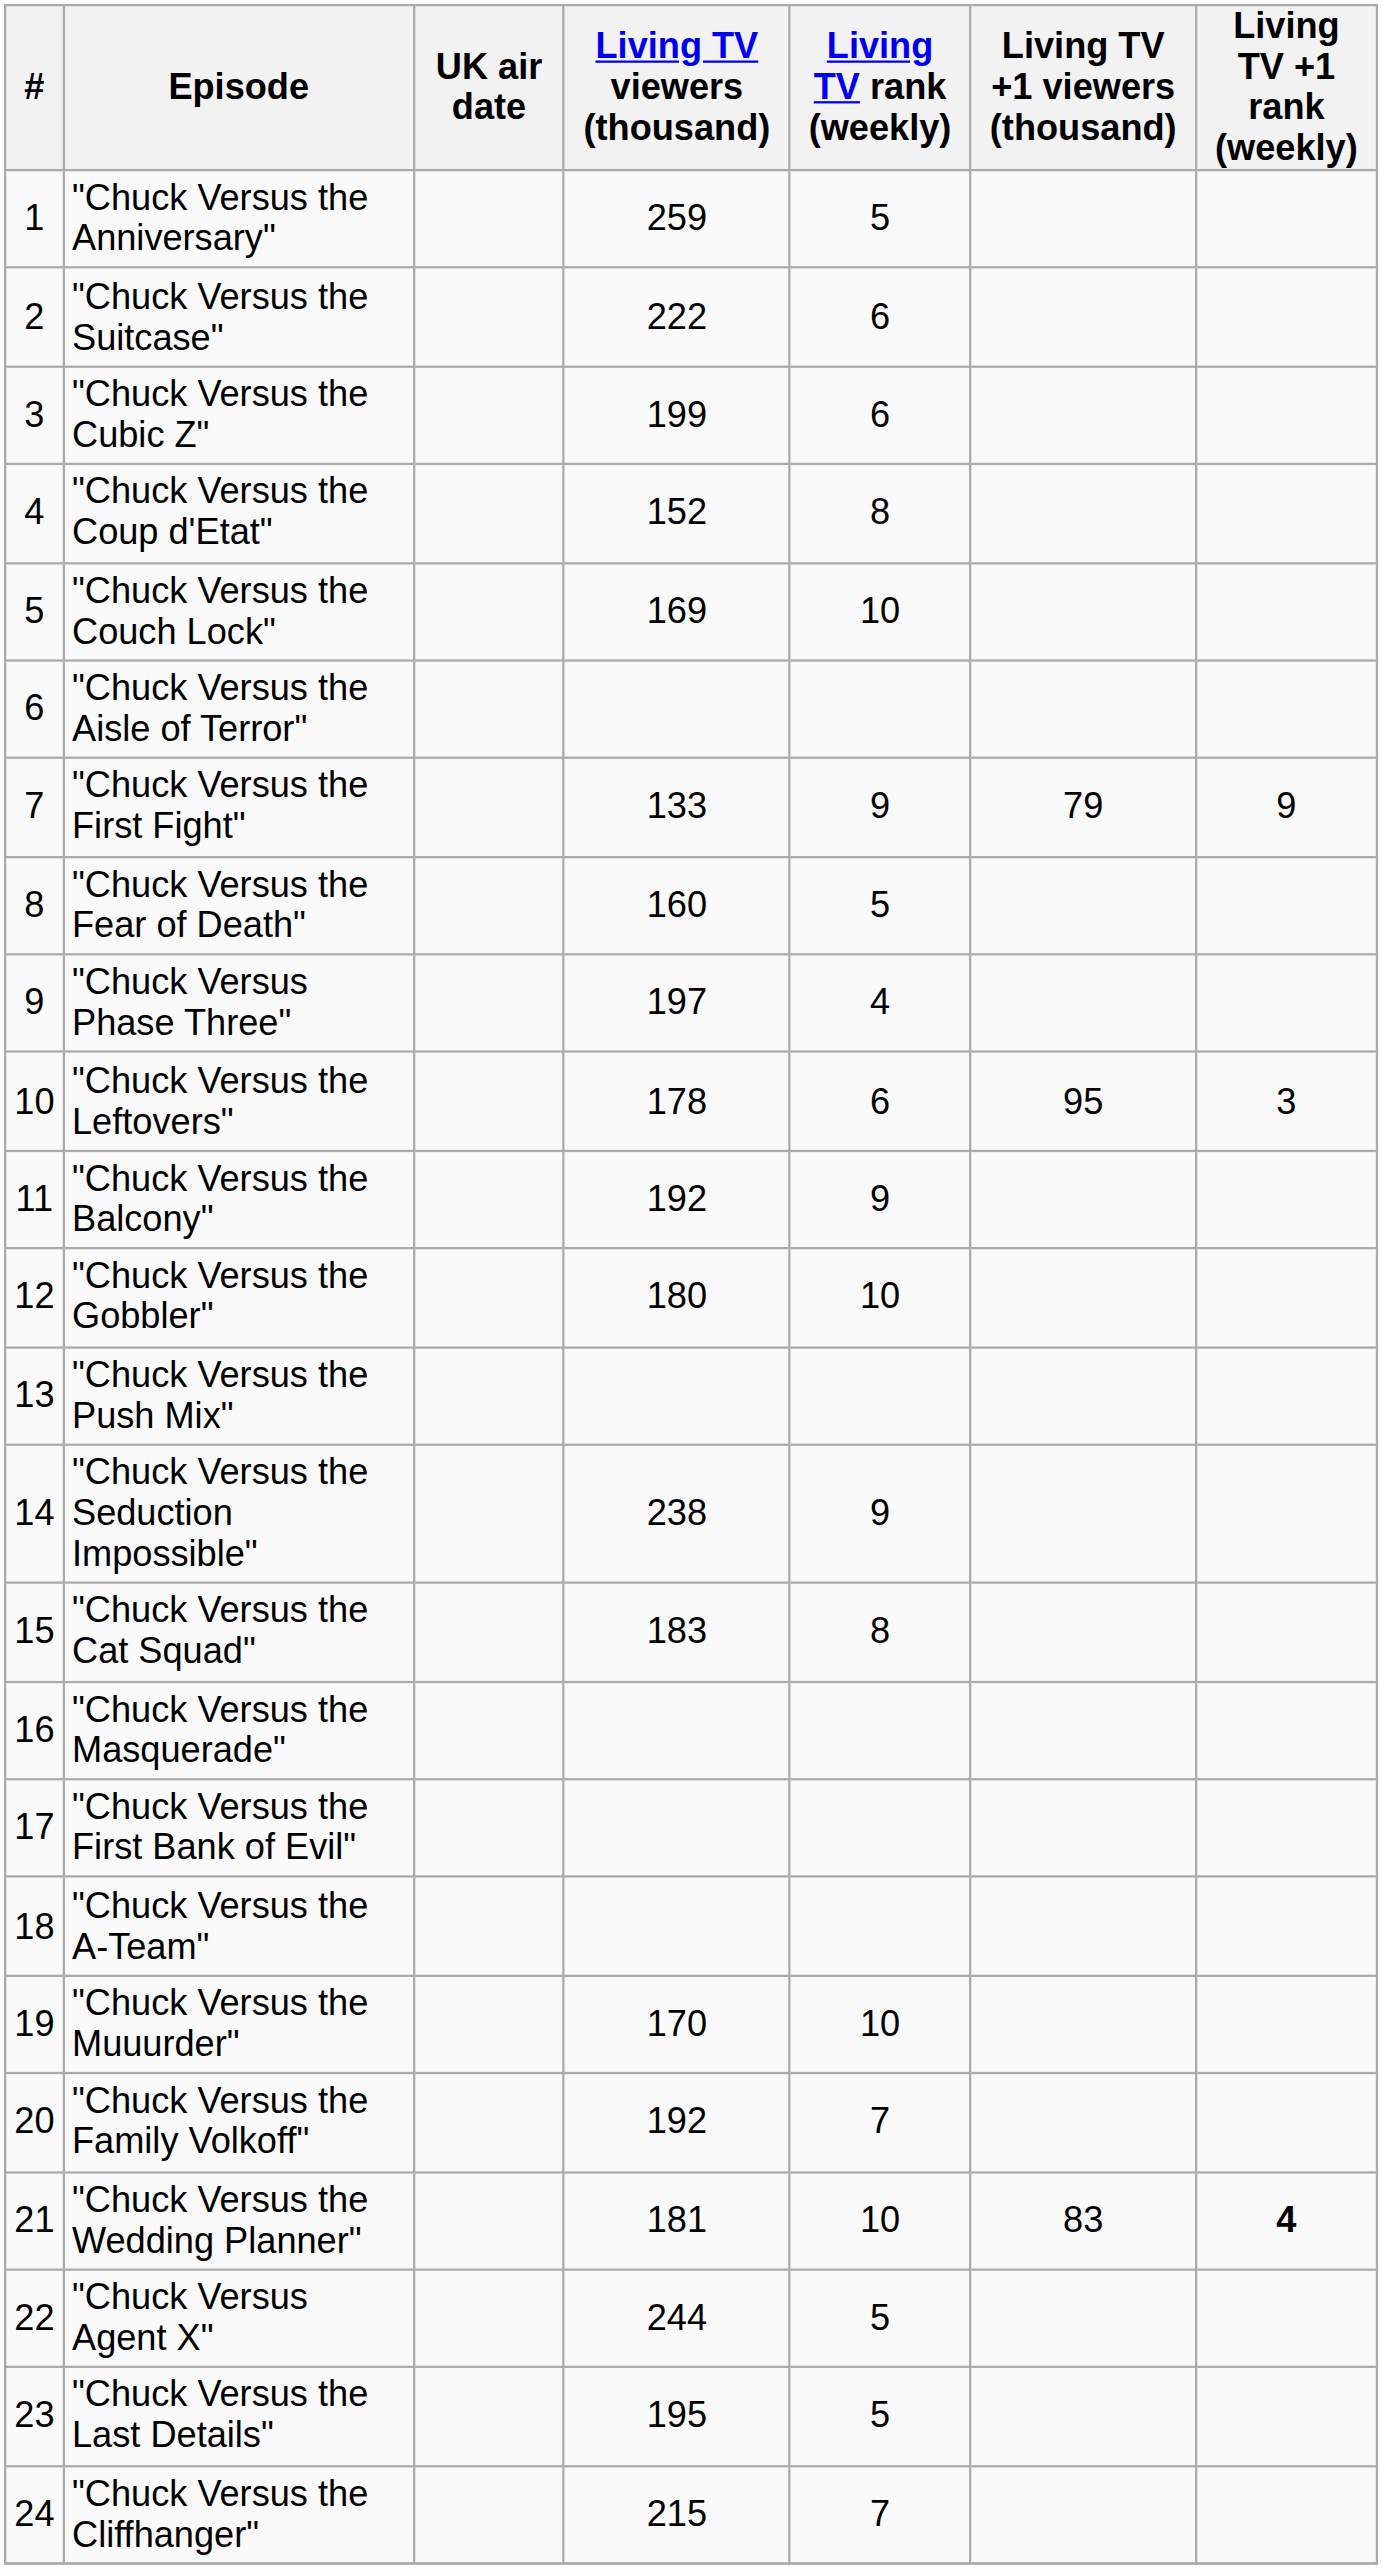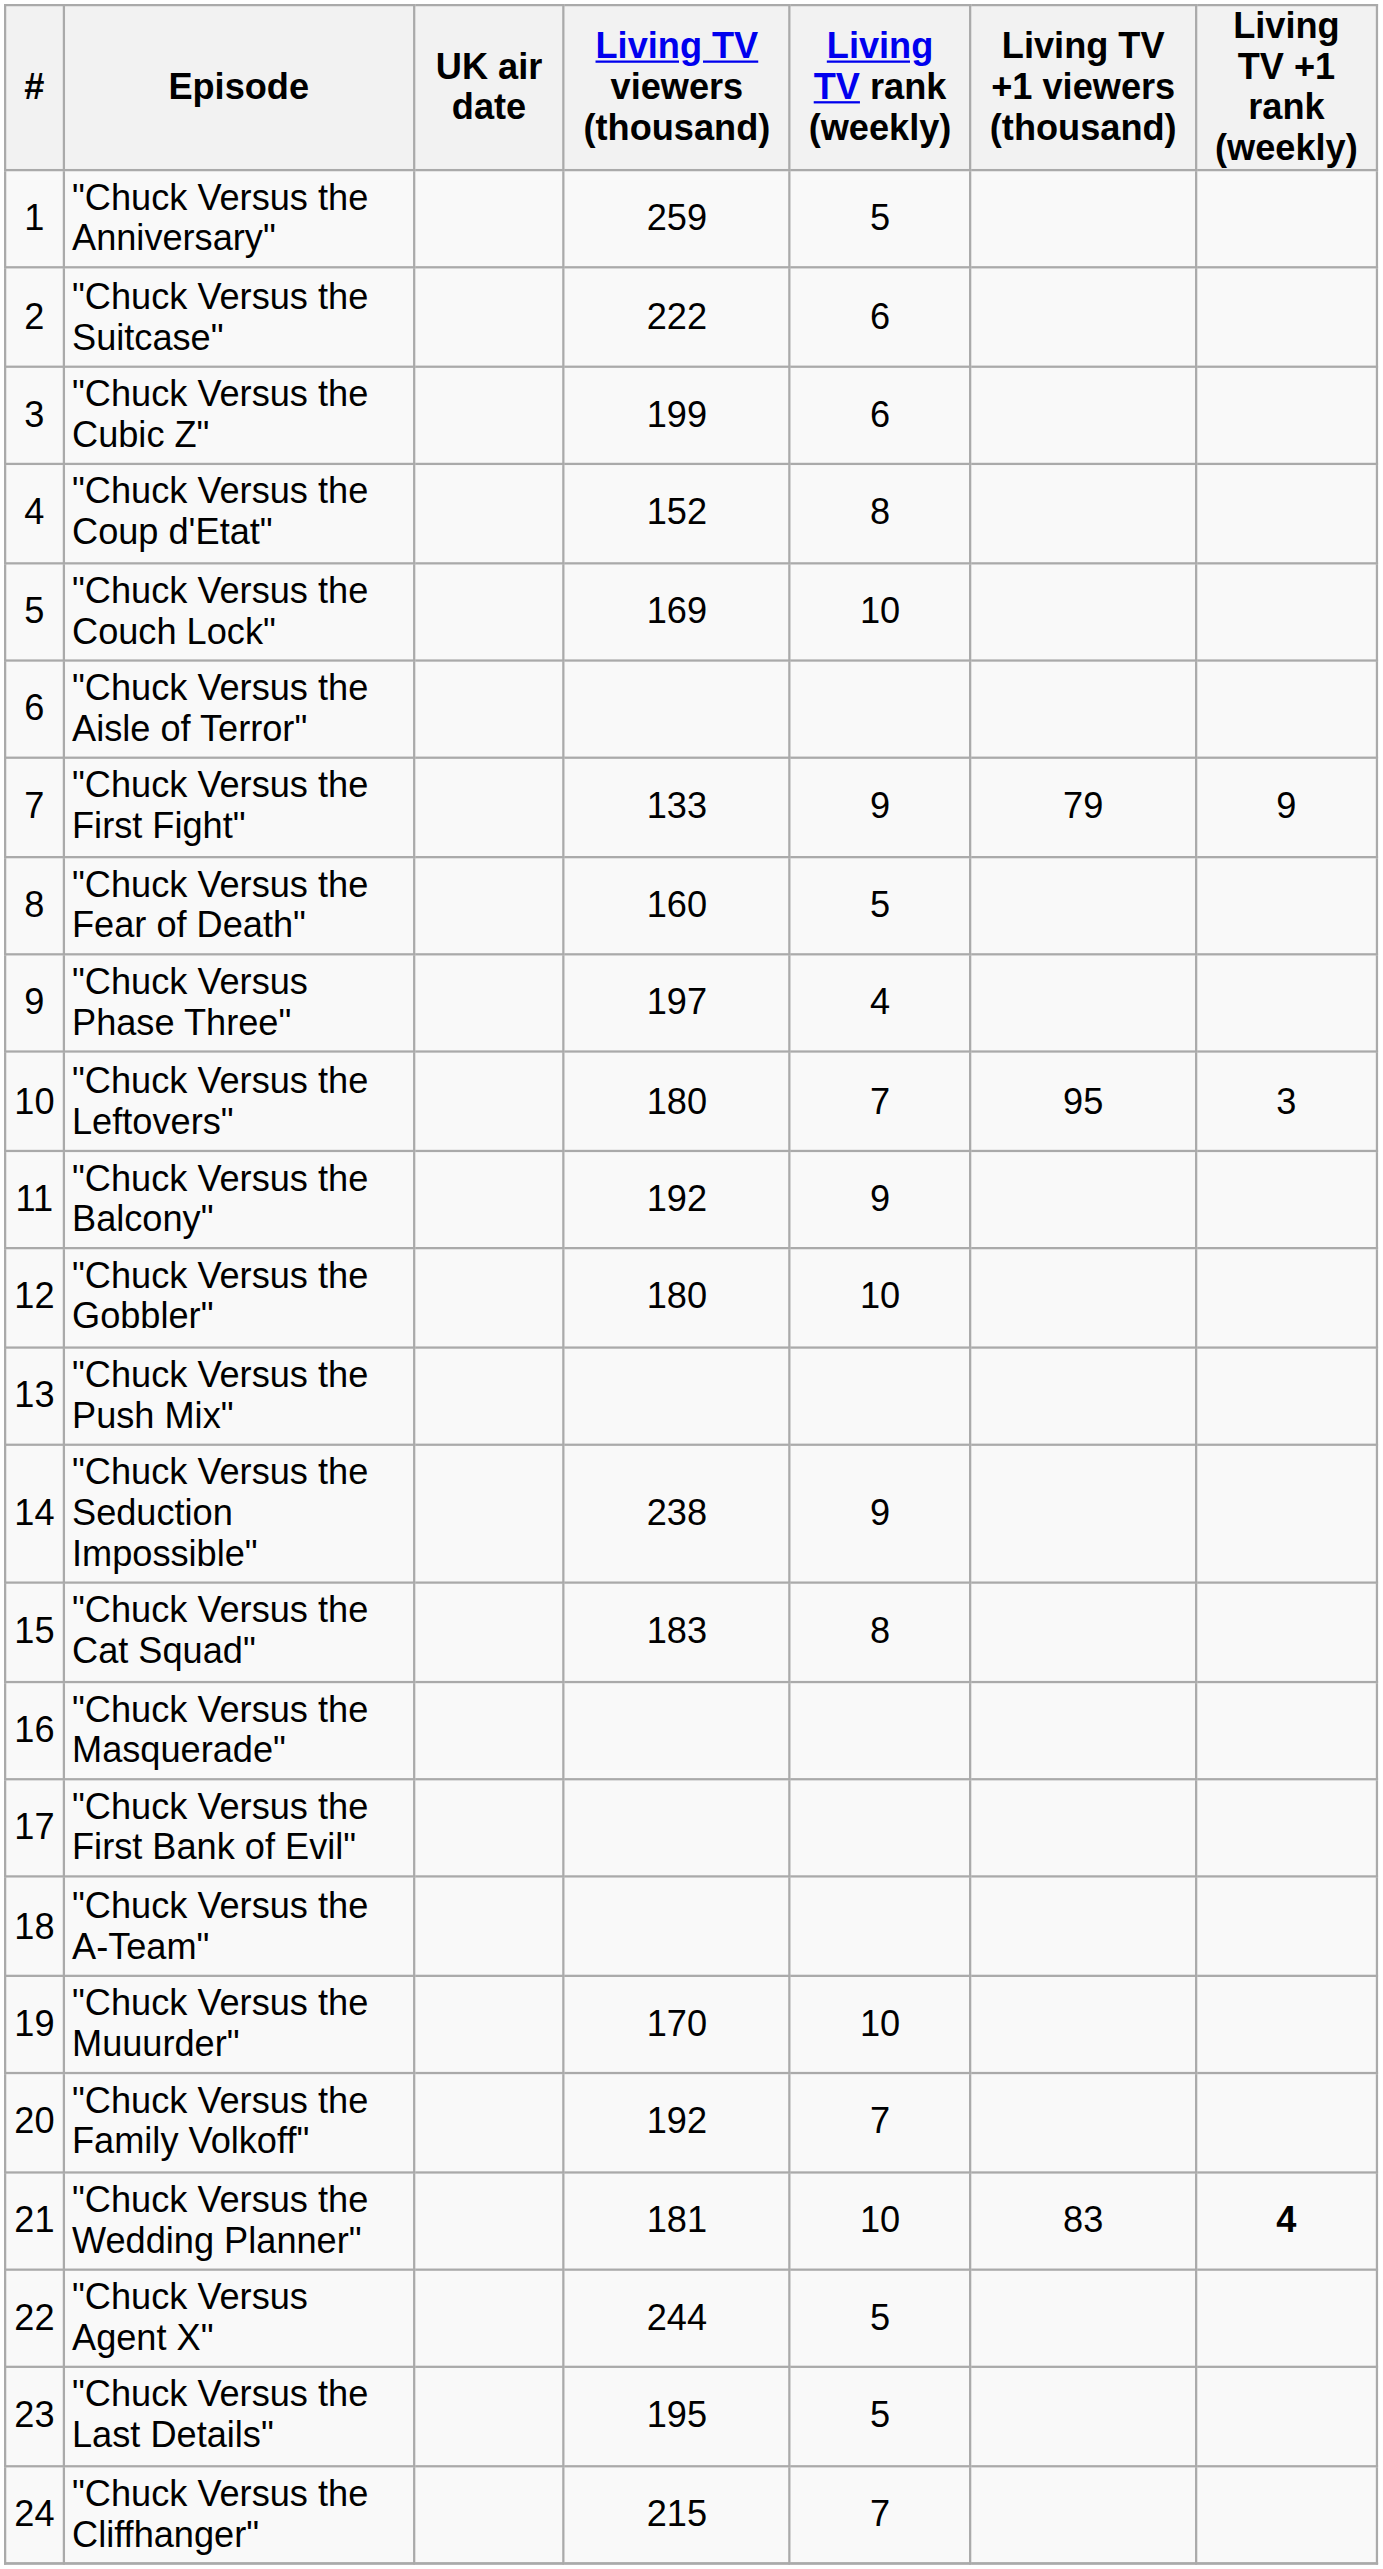(677, 1100) 178 -> (677, 1100) 180
(880, 1100) 6 -> (880, 1100) 7
